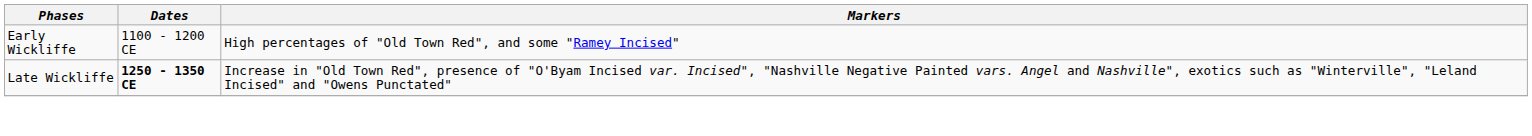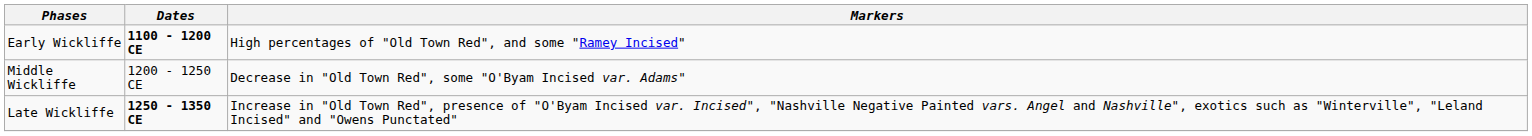(163, 43) normal -> (169, 43) bold
+ row: (42, 78)
